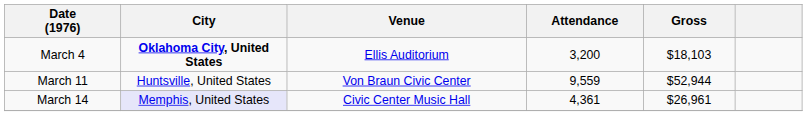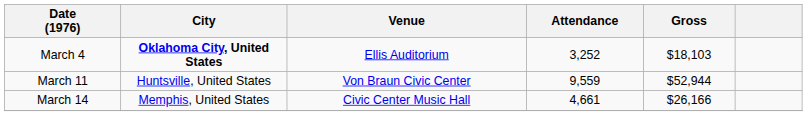(585, 54) 3,200 -> (585, 54) 3,252
(204, 100) lavender background -> (204, 100) no background
(585, 100) 4,361 -> (585, 100) 4,661
(689, 100) $26,961 -> (689, 100) $26,166
